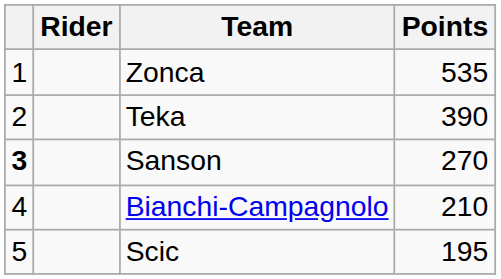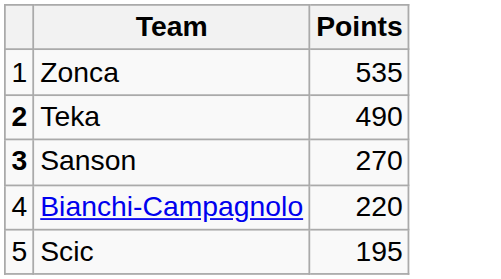- column: (76, 26)
(19, 116) normal -> (19, 116) bold
(465, 116) 390 -> (379, 116) 490
(465, 206) 210 -> (379, 206) 220
